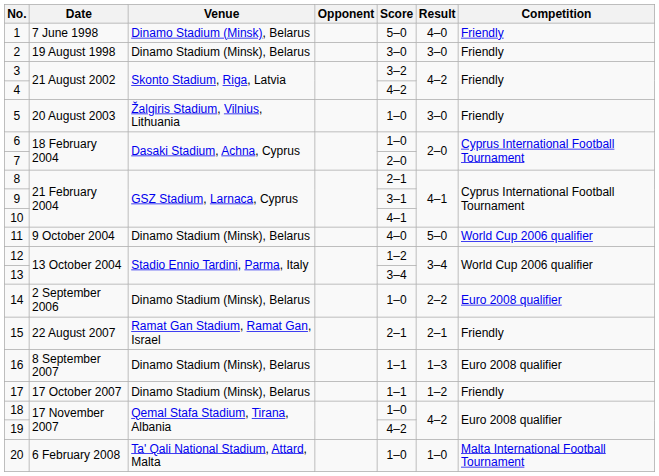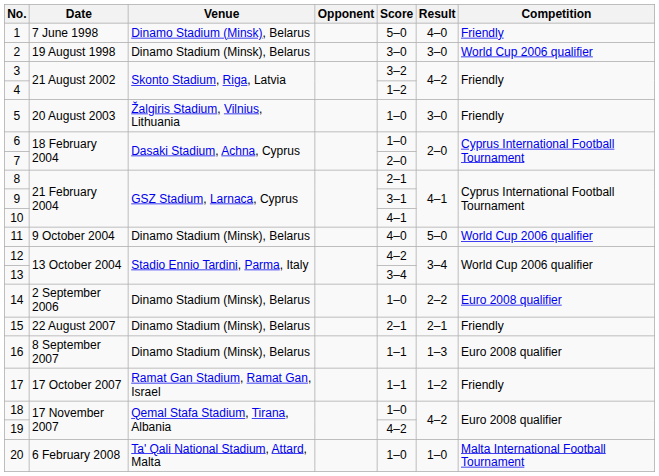(482, 52) Friendly -> (527, 52) World Cup 2006 qualifier
(397, 90) 4–2 -> (397, 90) 1–2
(397, 255) 1–2 -> (397, 255) 4–2
(221, 333) Ramat Gan Stadium, Ramat Gan, Israel -> (221, 326) Dinamo Stadium (Minsk), Belarus
(221, 391) Dinamo Stadium (Minsk), Belarus -> (221, 384) Ramat Gan Stadium, Ramat Gan, Israel
